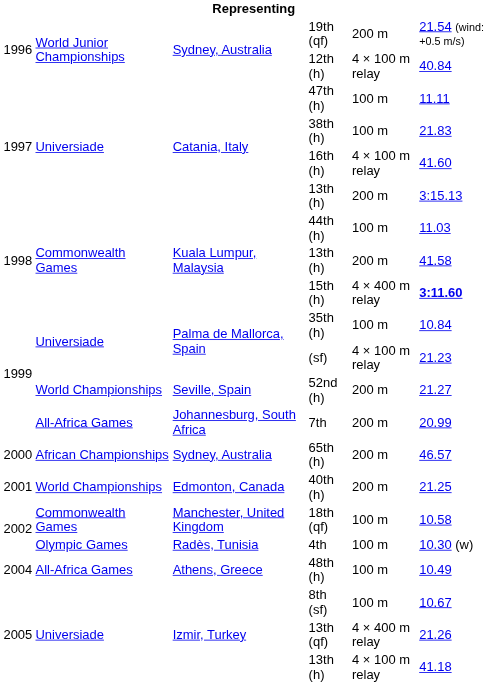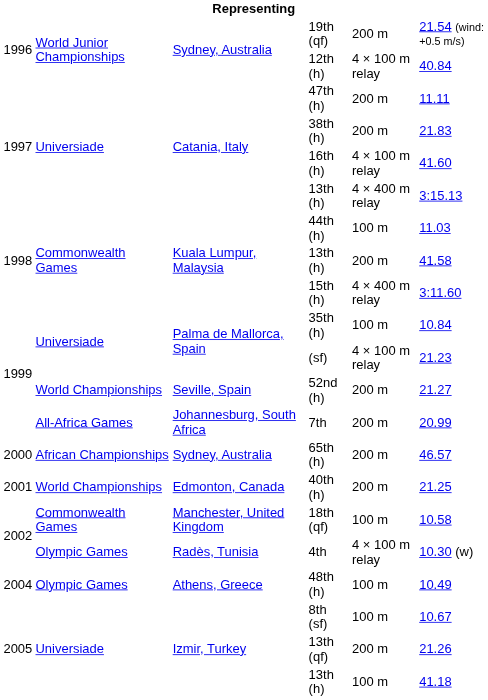(370, 98) 100 m -> (370, 98) 200 m
(370, 131) 100 m -> (370, 131) 200 m
(370, 195) 200 m -> (381, 195) 4 × 400 m relay
(441, 293) bold -> (440, 293) normal
(370, 545) 100 m -> (381, 552) 4 × 100 m relay
(84, 570) All-Africa Games -> (82, 584) Olympic Games
(381, 634) 4 × 400 m relay -> (370, 649) 200 m
(381, 667) 4 × 100 m relay -> (370, 681) 100 m
